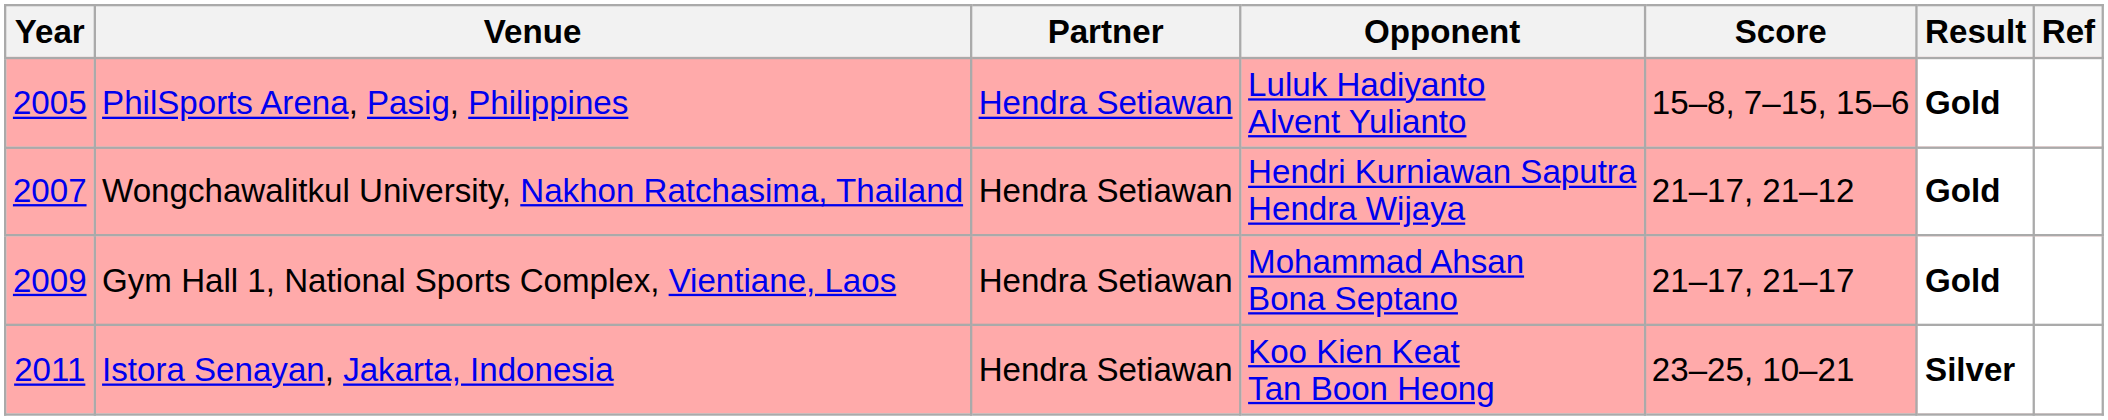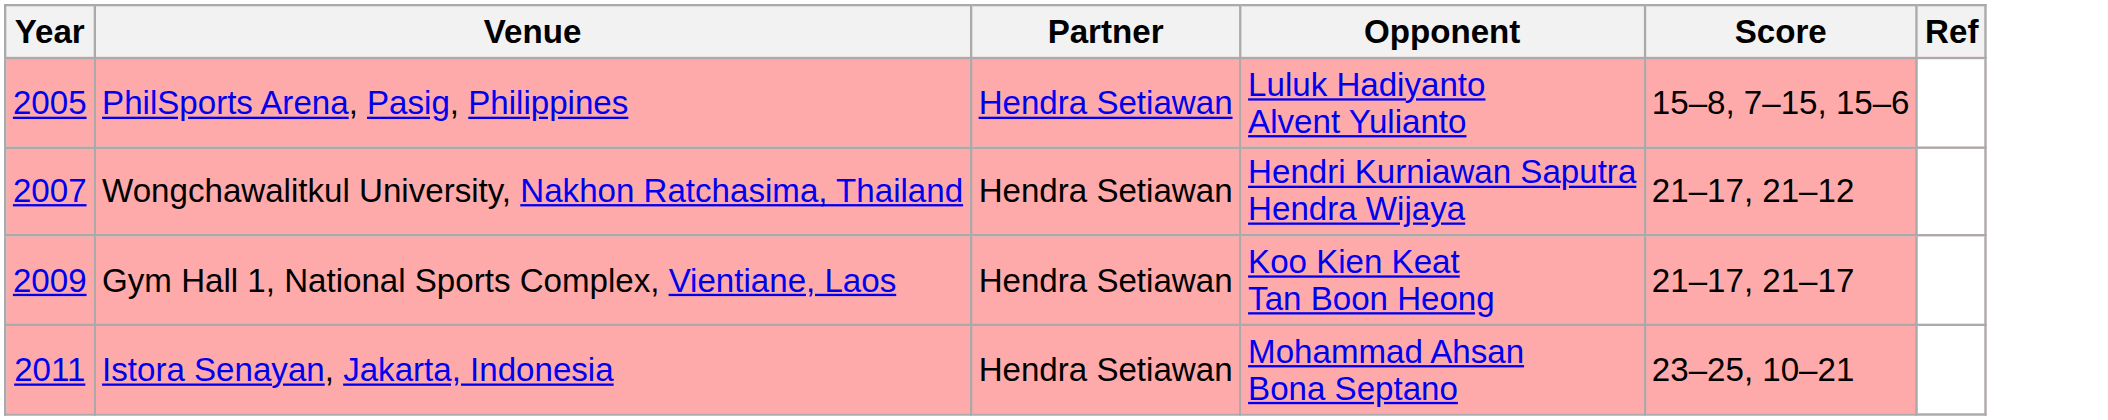- column: (1976, 32)
(1386, 281) Mohammad Ahsan Bona Septano -> (1371, 281) Koo Kien Keat Tan Boon Heong
(1371, 370) Koo Kien Keat Tan Boon Heong -> (1386, 370) Mohammad Ahsan Bona Septano
